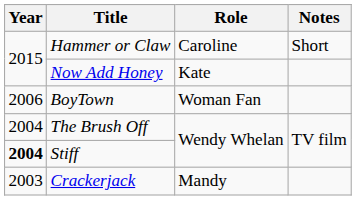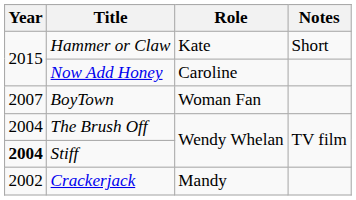(208, 45) Caroline -> (195, 45) Kate
(195, 72) Kate -> (208, 72) Caroline
(26, 99) 2006 -> (26, 99) 2007
(26, 180) 2003 -> (26, 180) 2002
